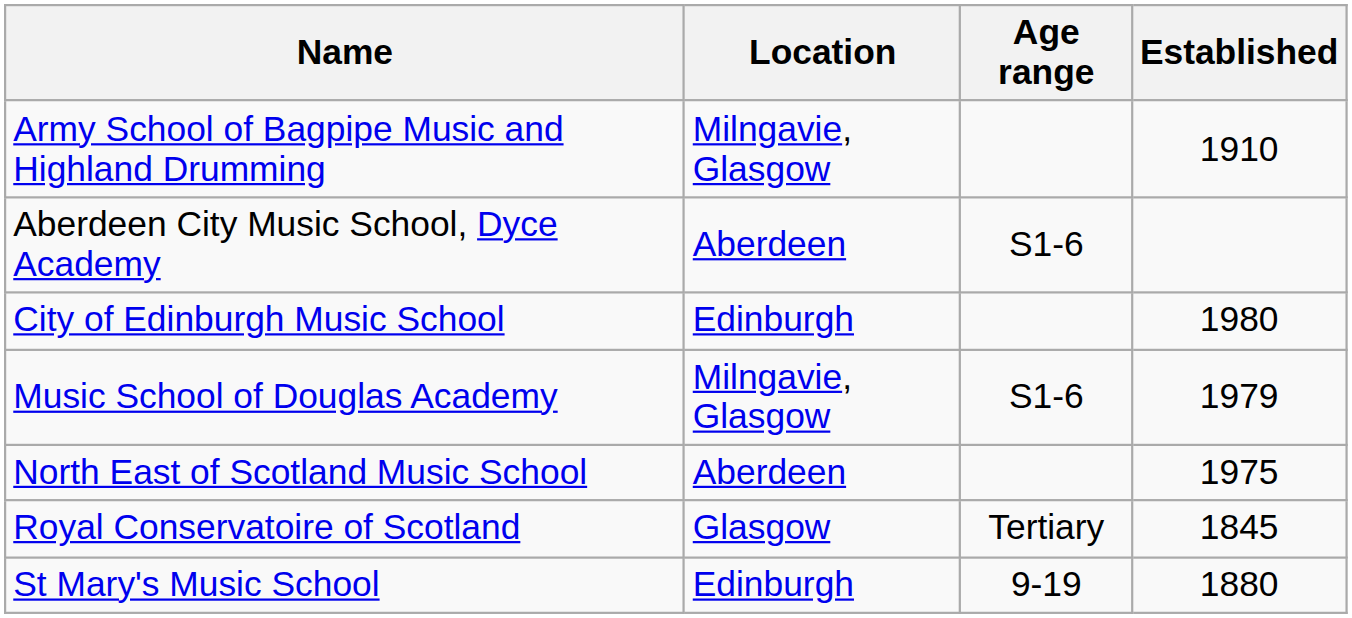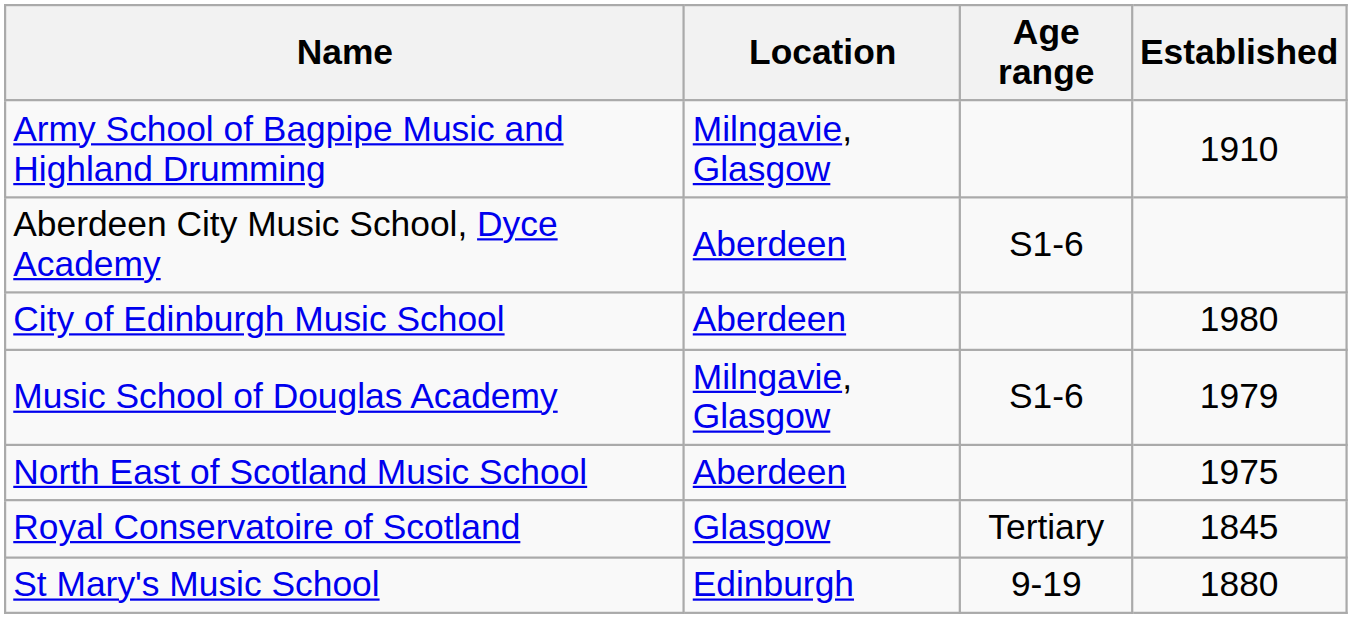(773, 320) Edinburgh -> (769, 320) Aberdeen
